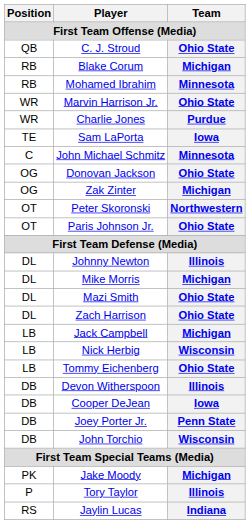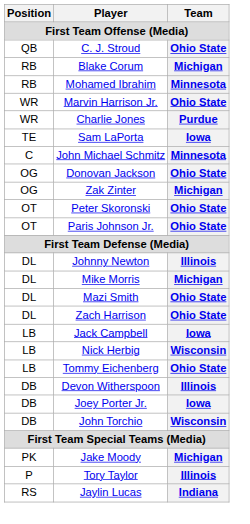(206, 208) Northwestern -> (198, 208) Ohio State
(206, 333) Michigan -> (198, 333) Iowa
- row: (111, 404)
(206, 421) Penn State -> (198, 404) Iowa
